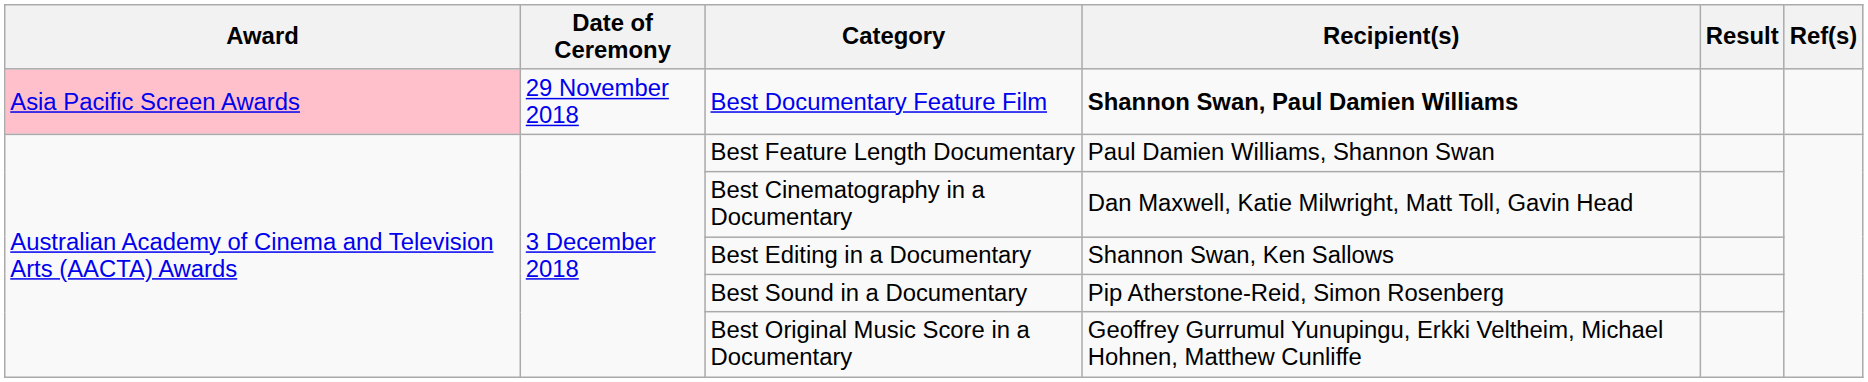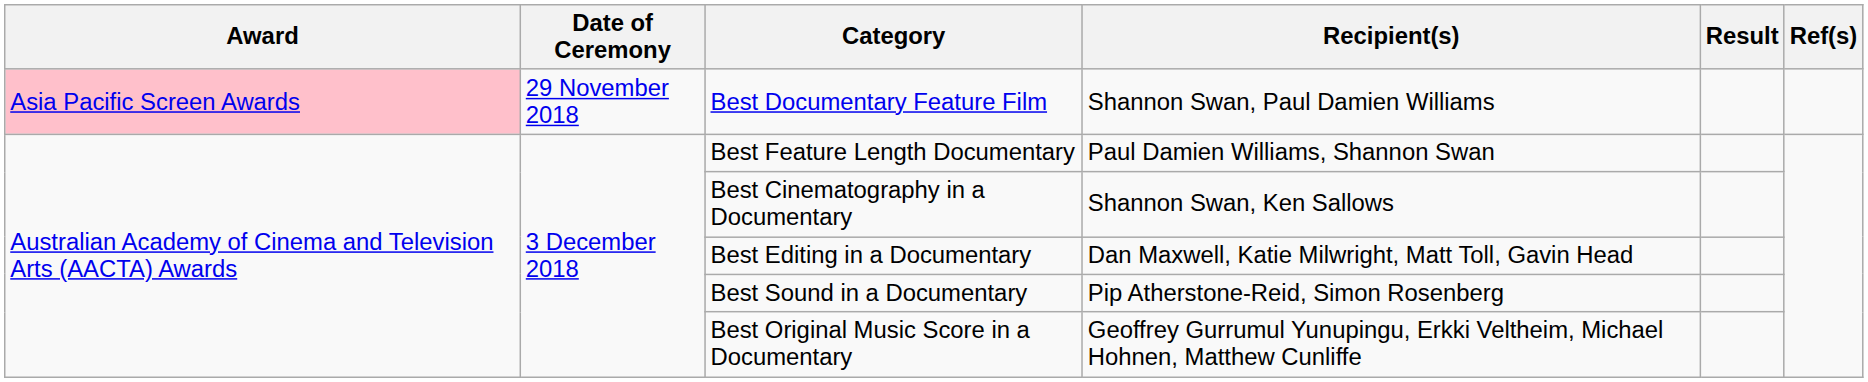(1303, 101) bold -> (1291, 101) normal
(1361, 203) Dan Maxwell, Katie Milwright, Matt Toll, Gavin Head -> (1241, 203) Shannon Swan, Ken Sallows
(1241, 255) Shannon Swan, Ken Sallows -> (1361, 255) Dan Maxwell, Katie Milwright, Matt Toll, Gavin Head
